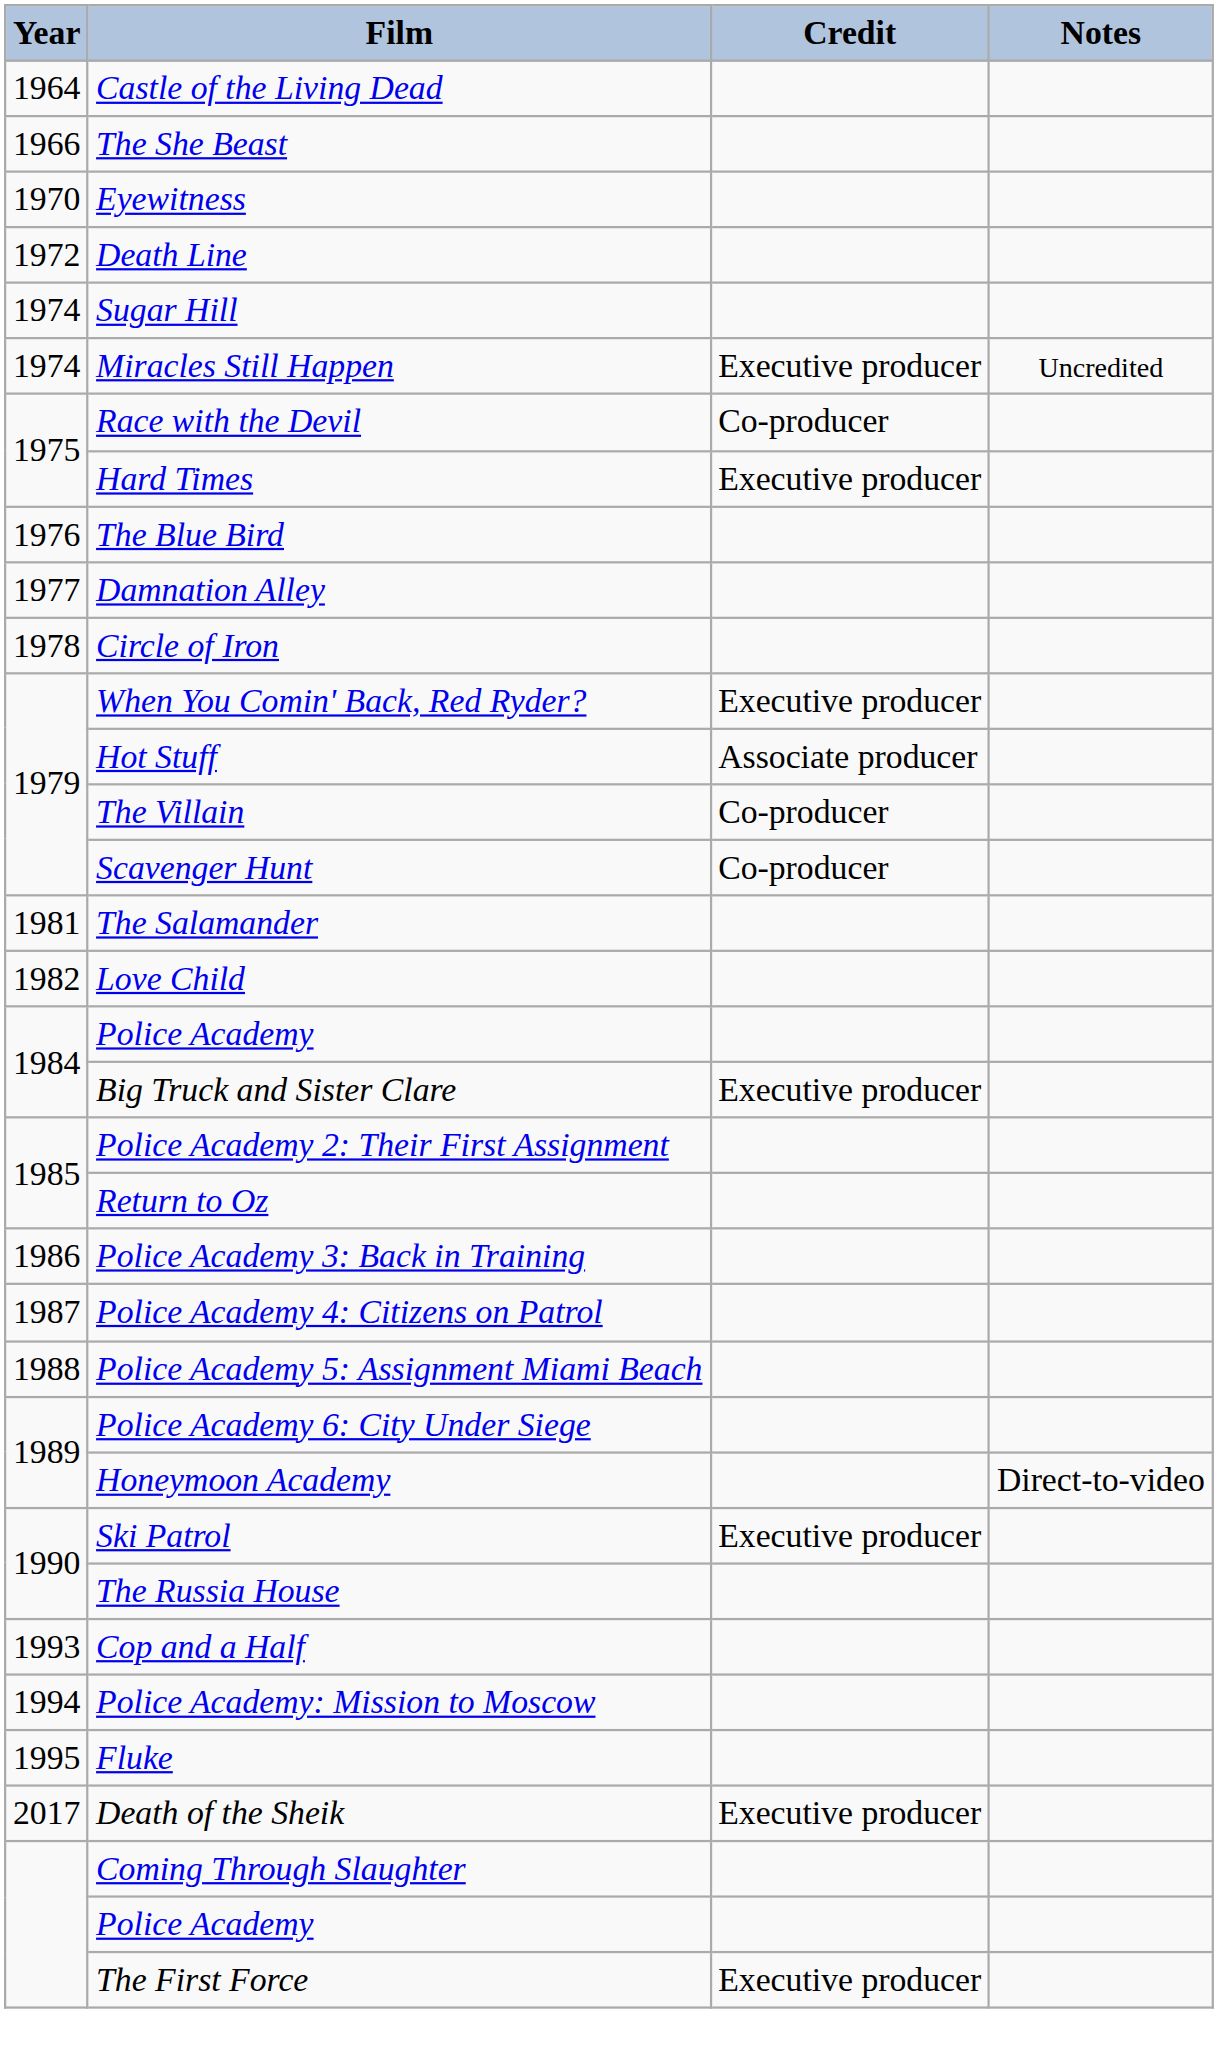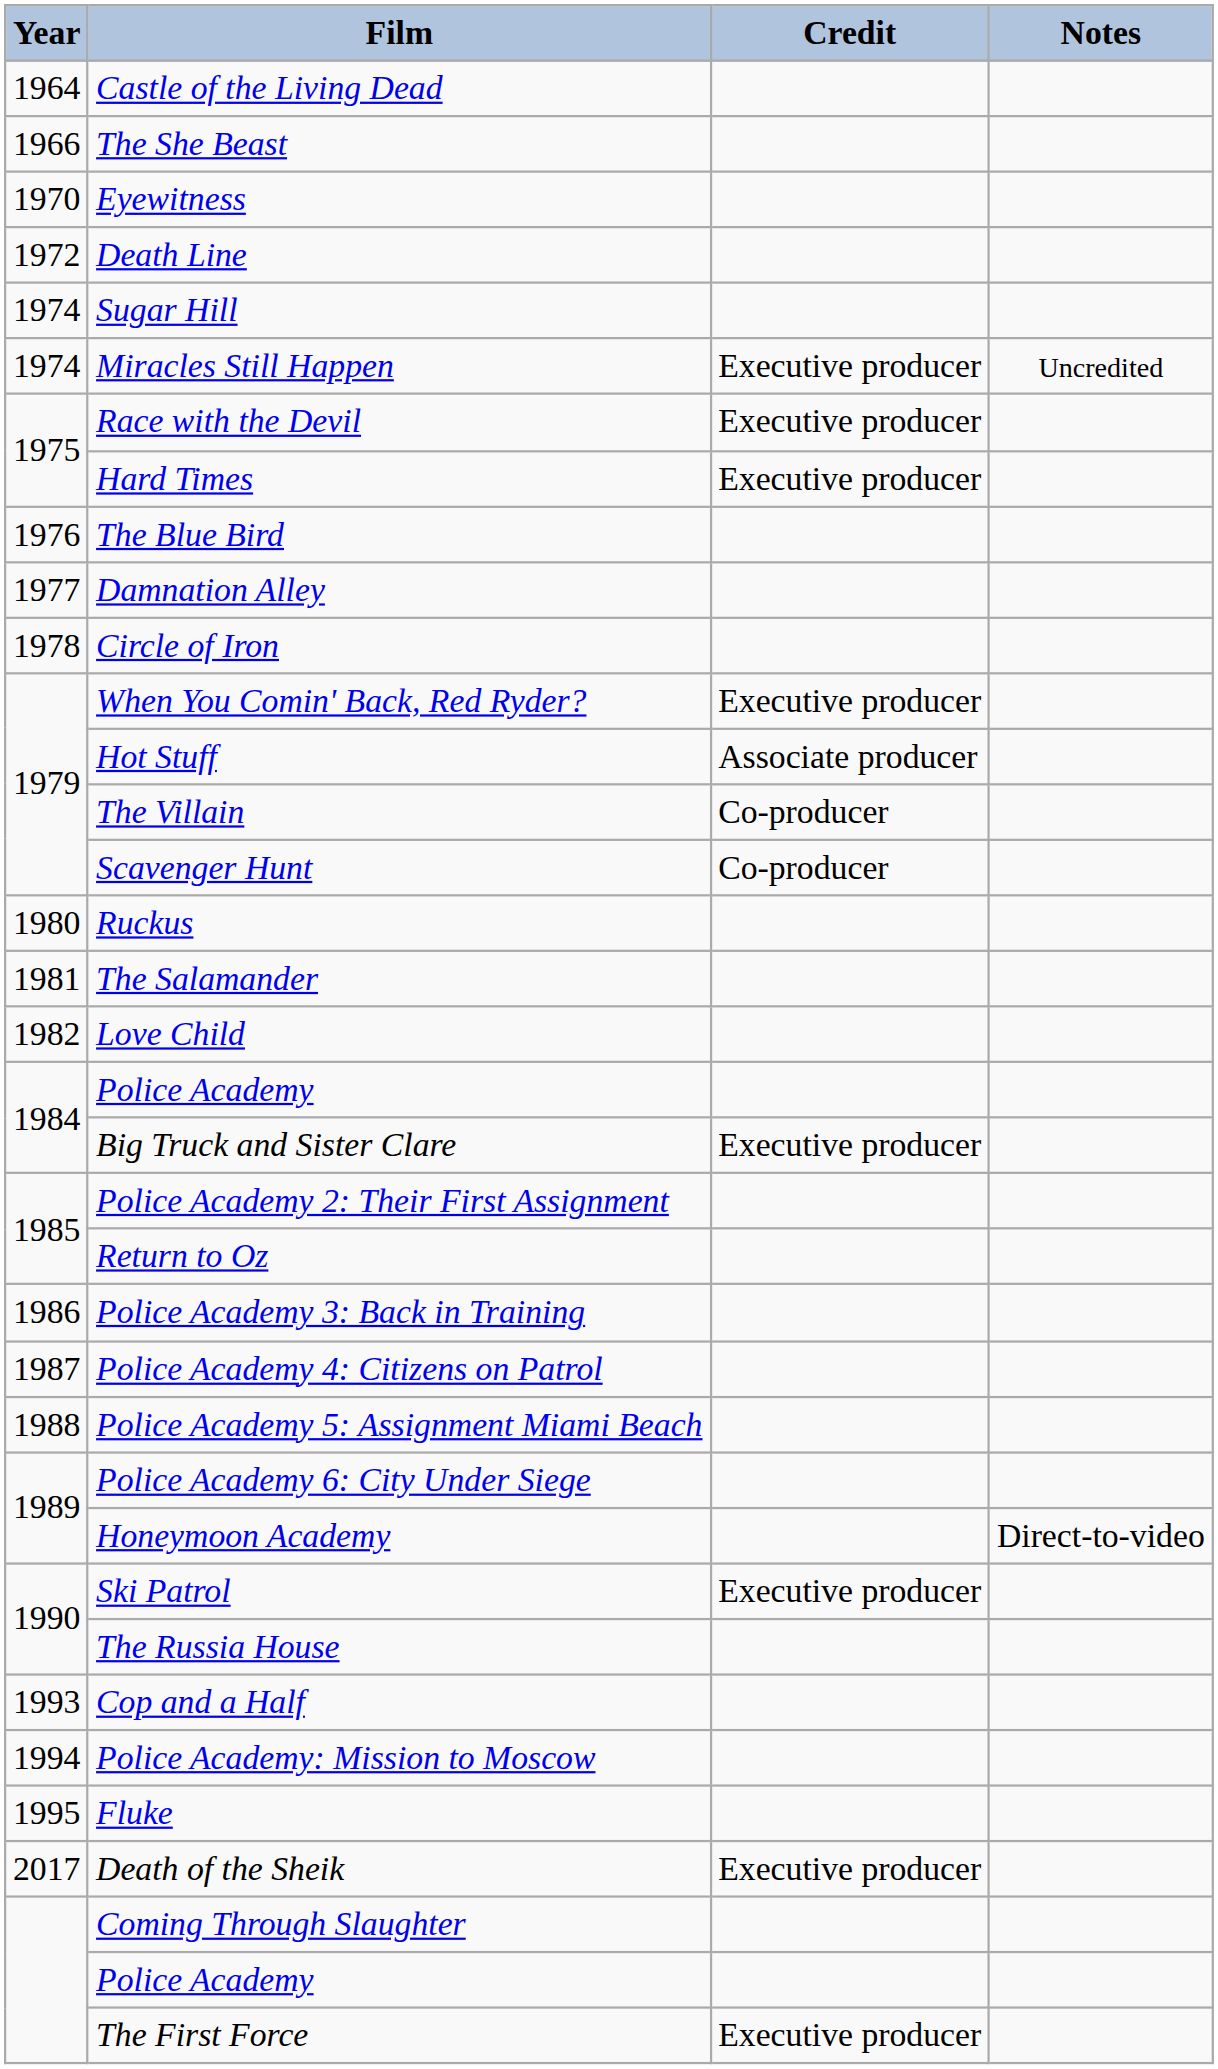(803, 421) Co-producer -> (850, 421) Executive producer
+ row: (47, 922)
